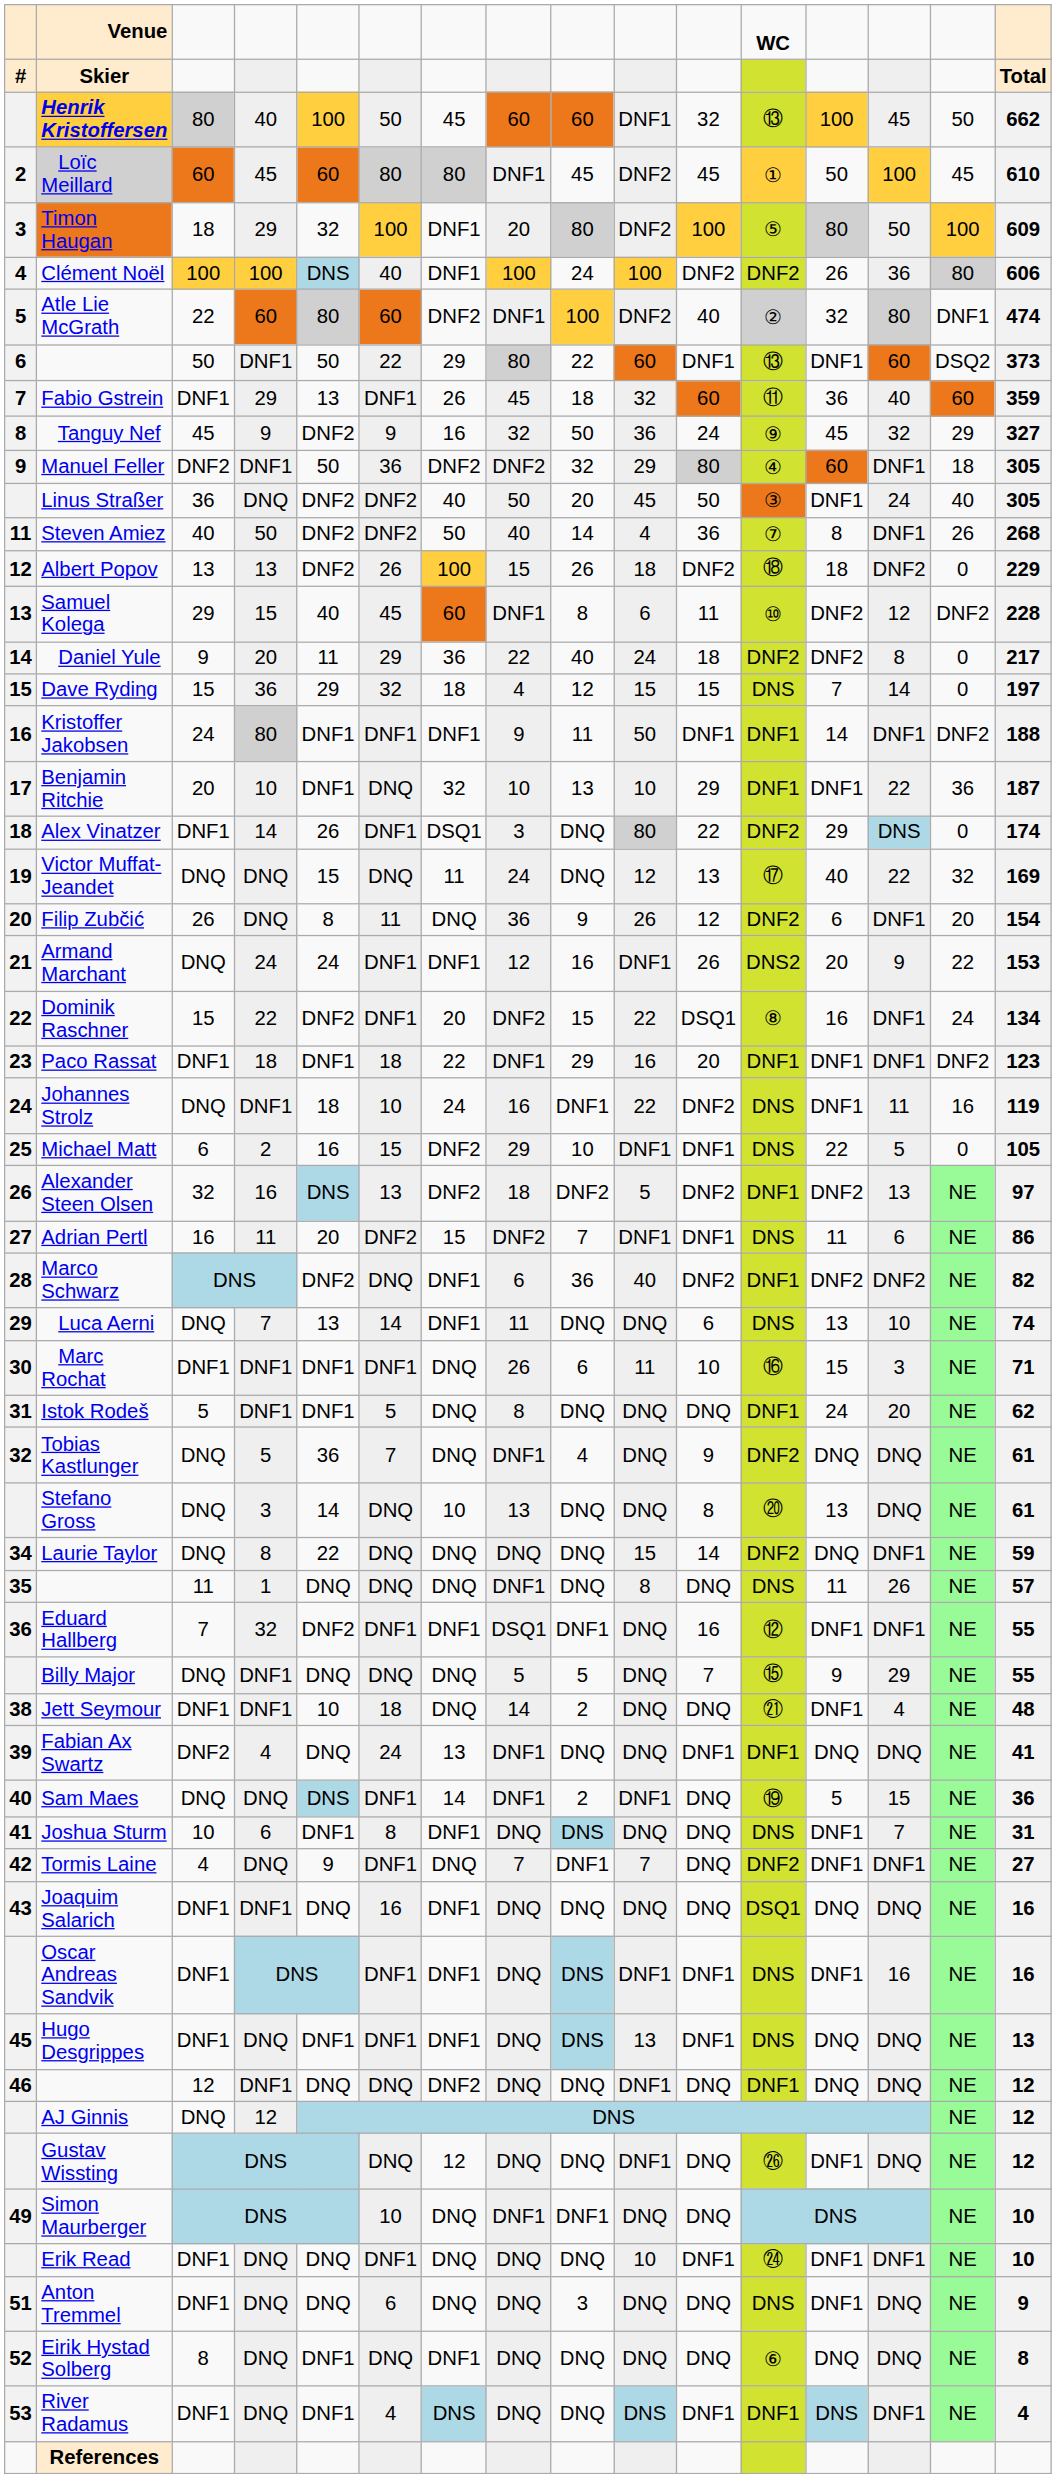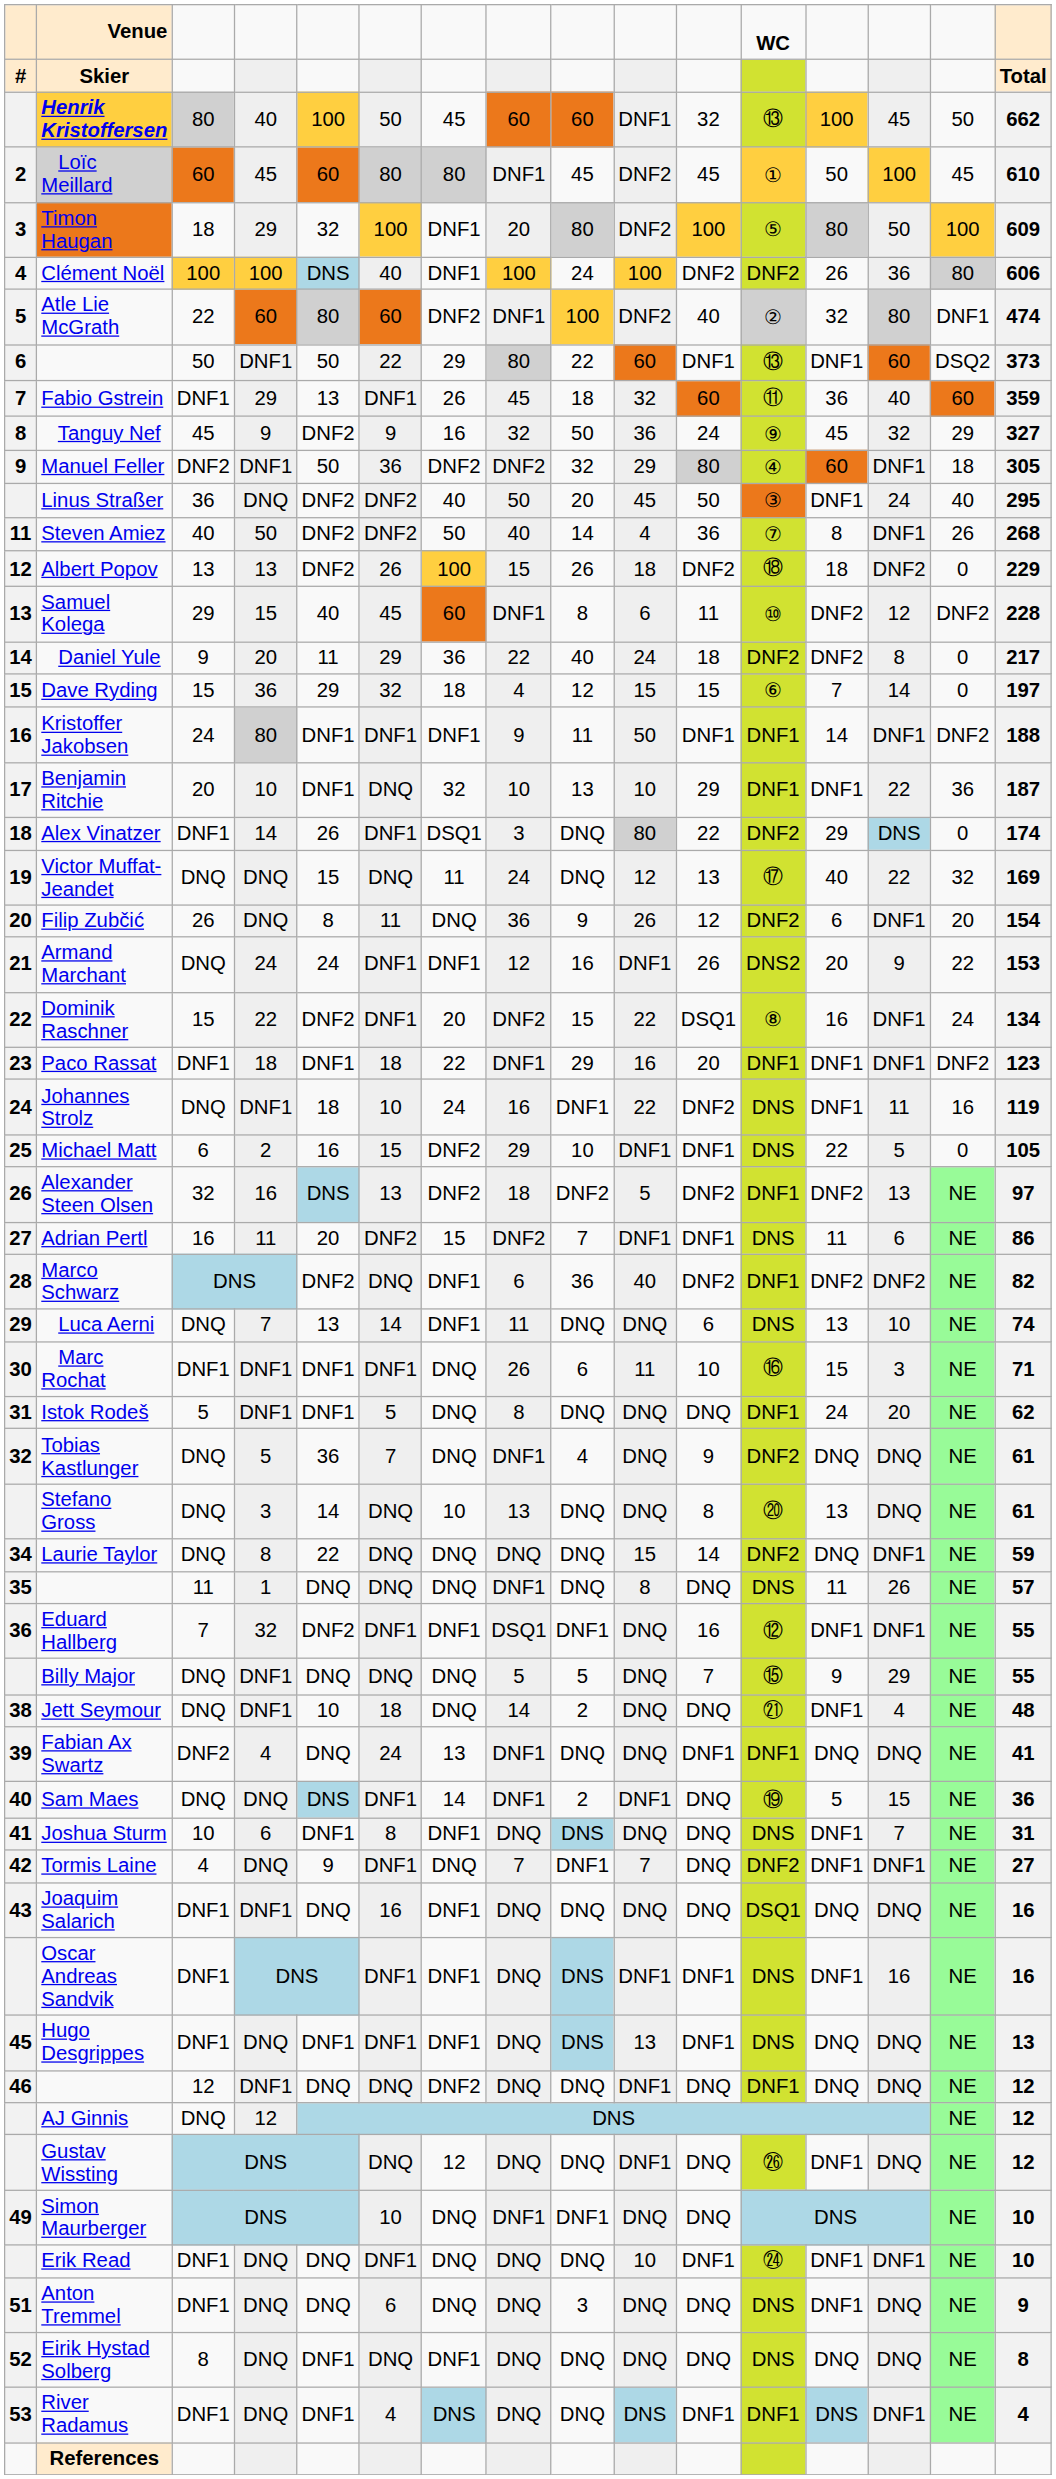(1023, 500) 305 -> (1023, 500) 295
(773, 689) DNS -> (773, 691) ⑥
(203, 1709) DNF1 -> (203, 1710) DNQ
(773, 2359) ⑥ -> (773, 2359) DNS
